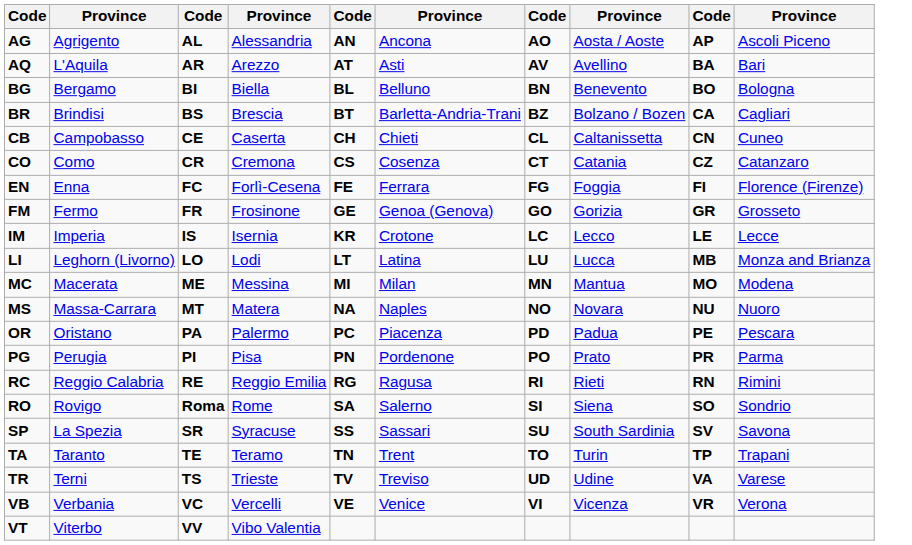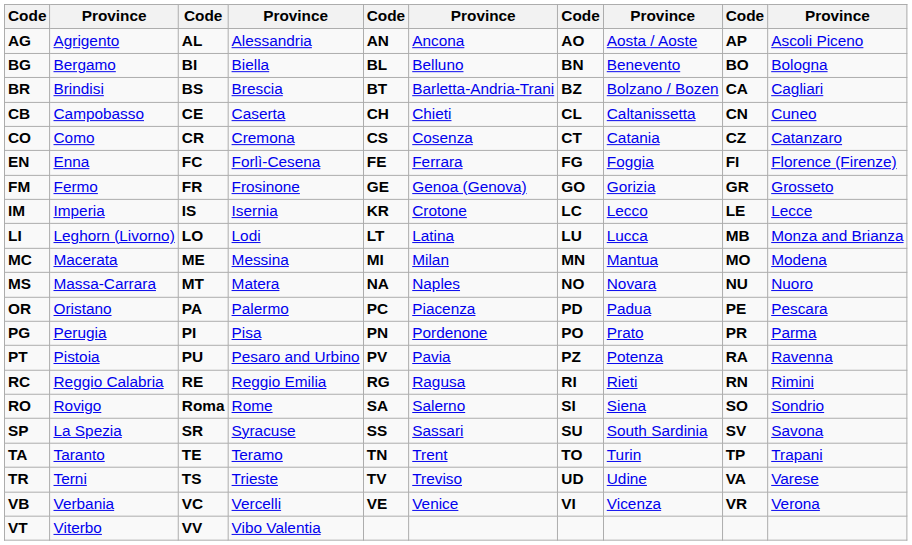- row: (20, 65)
+ row: (18, 357)
